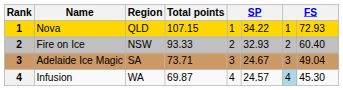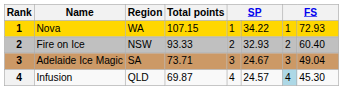(138, 28) QLD -> (136, 28) WA
(136, 77) WA -> (138, 77) QLD
